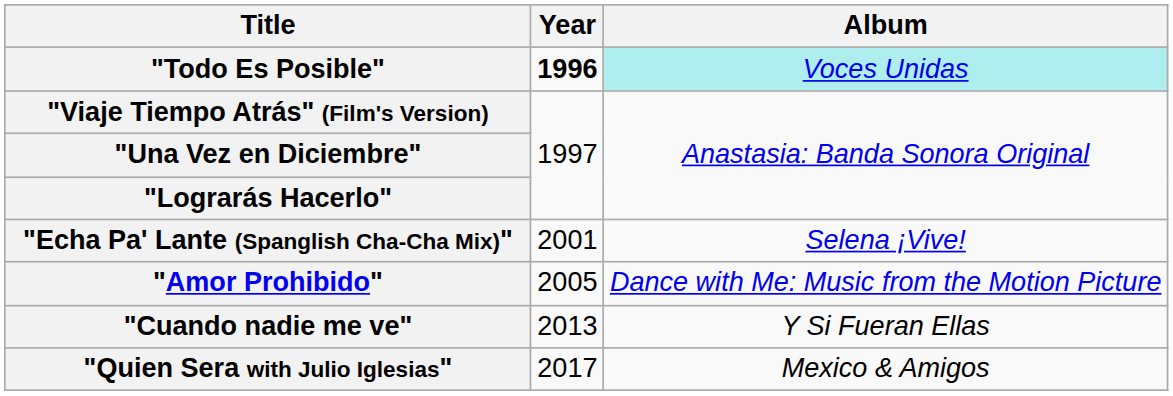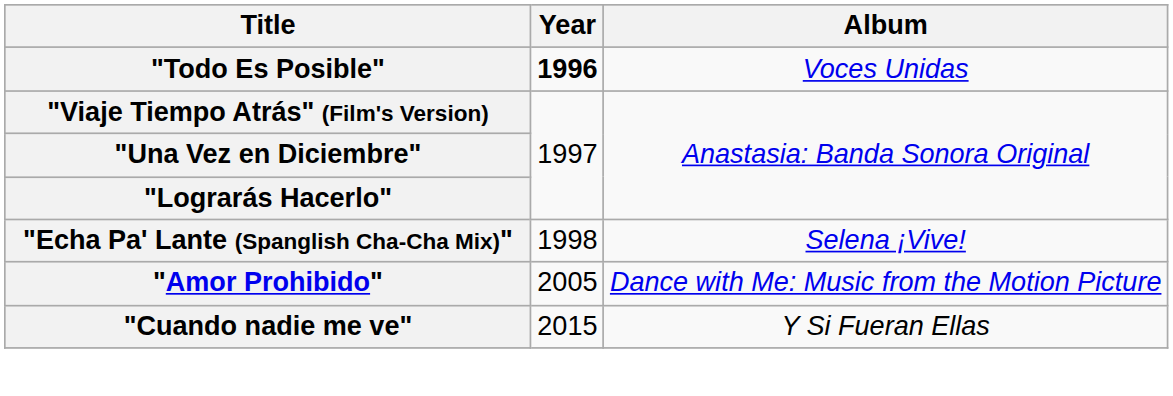(886, 68) paleturquoise background -> (886, 68) no background
(567, 240) 2001 -> (567, 240) 1998
(567, 326) 2013 -> (567, 326) 2015
- row: (268, 369)
